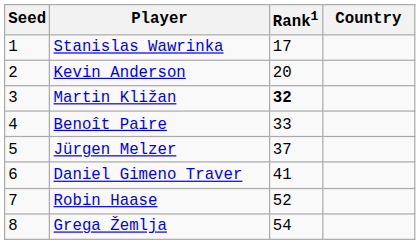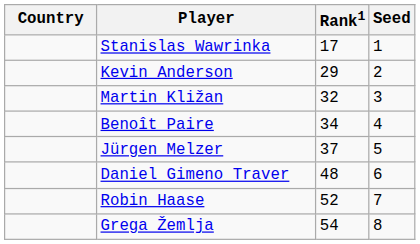columns swapped: (368, 19) <-> (27, 19)
(282, 73) 20 -> (329, 73) 29
(282, 98) bold -> (329, 98) normal
(282, 124) 33 -> (329, 124) 34
(282, 175) 41 -> (329, 175) 48
